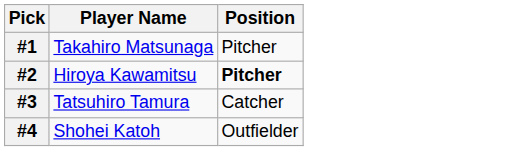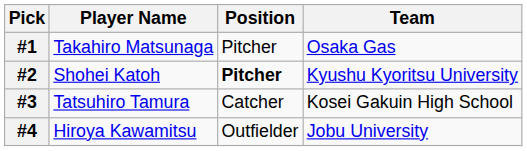+ column: (412, 18)
(125, 74) Hiroya Kawamitsu -> (107, 74) Shohei Katoh
(107, 131) Shohei Katoh -> (125, 131) Hiroya Kawamitsu
